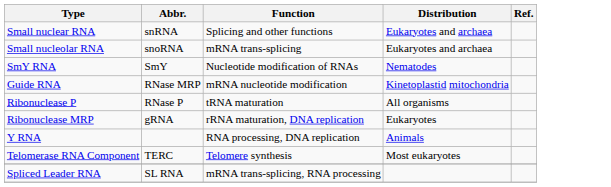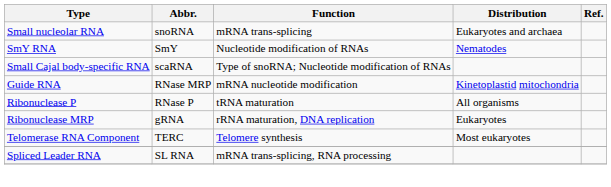- row: (51, 31)
+ row: (78, 66)
- row: (24, 137)
